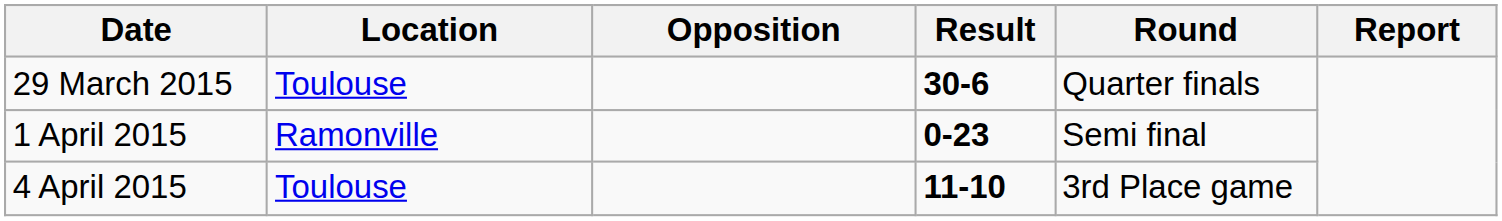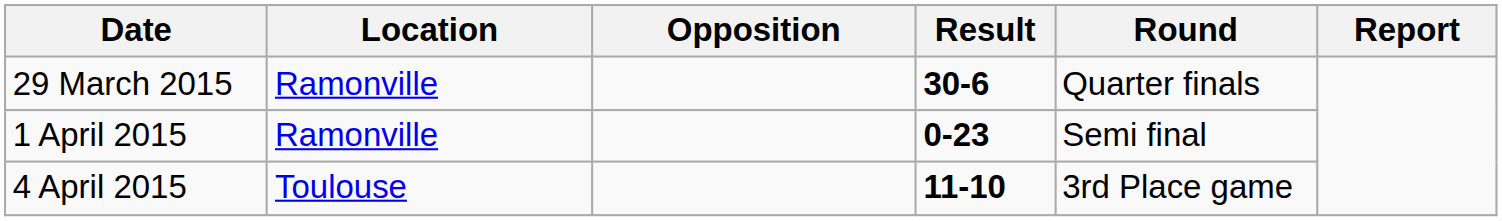(341, 82) Toulouse -> (357, 82) Ramonville
